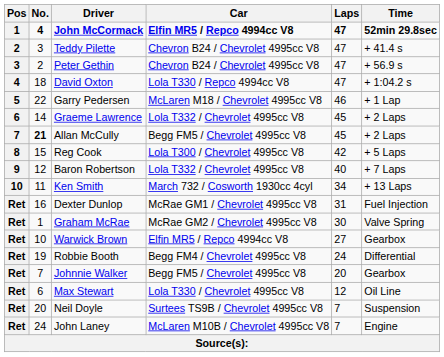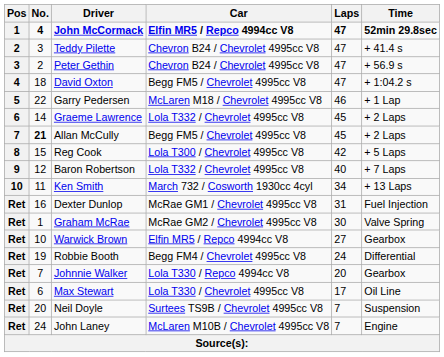(219, 82) Lola T330 / Repco 4994cc V8 -> (227, 82) Begg FM5 / Chevrolet 4995cc V8
(227, 274) Begg FM5 / Chevrolet 4995cc V8 -> (219, 274) Lola T330 / Repco 4994cc V8
(340, 291) 12 -> (340, 291) 17
